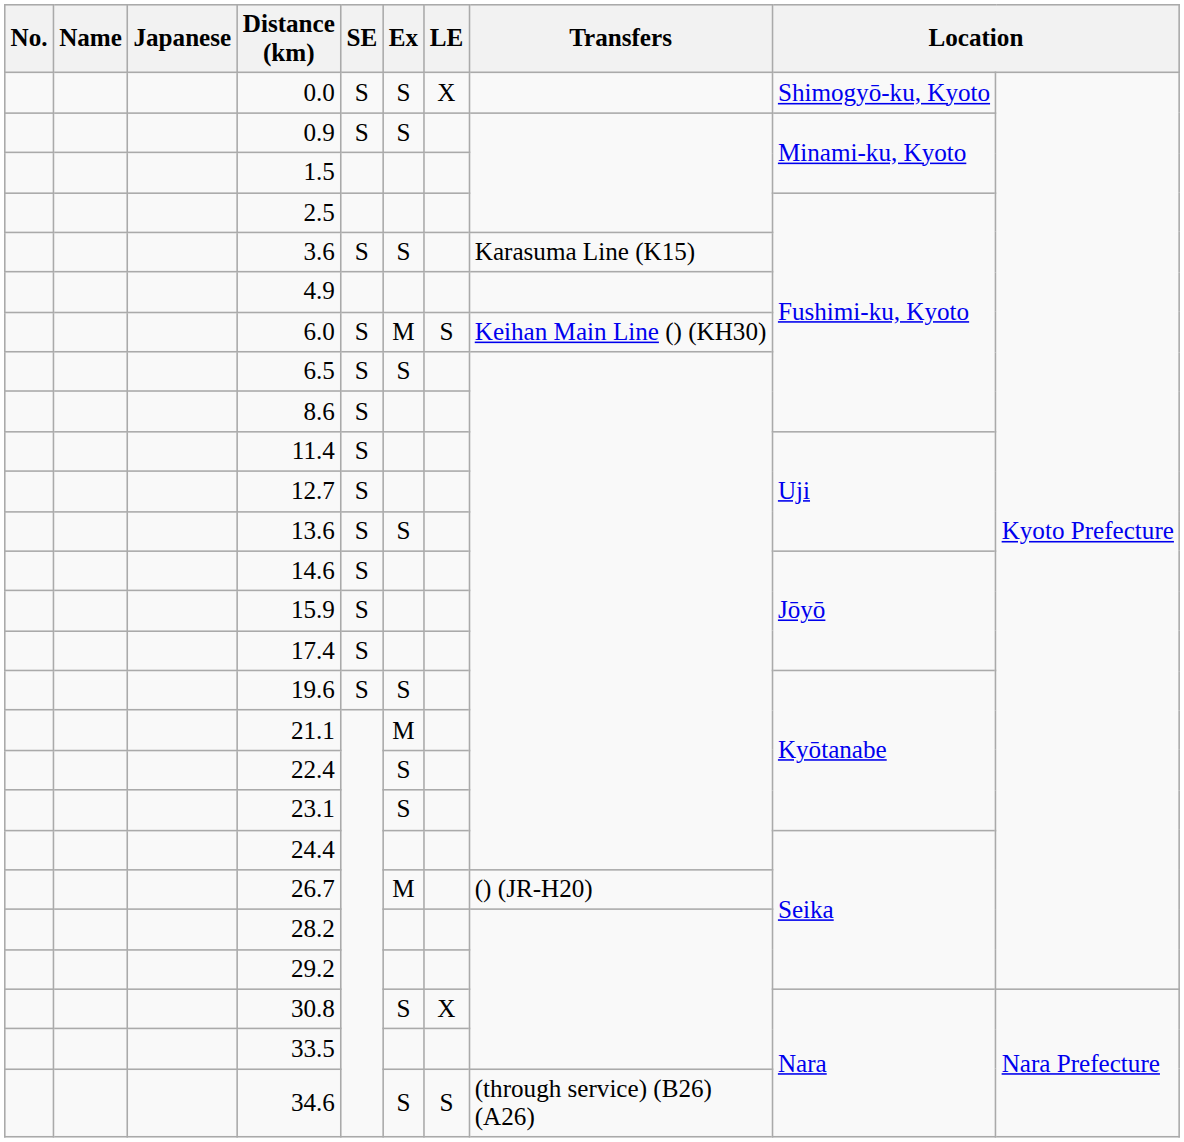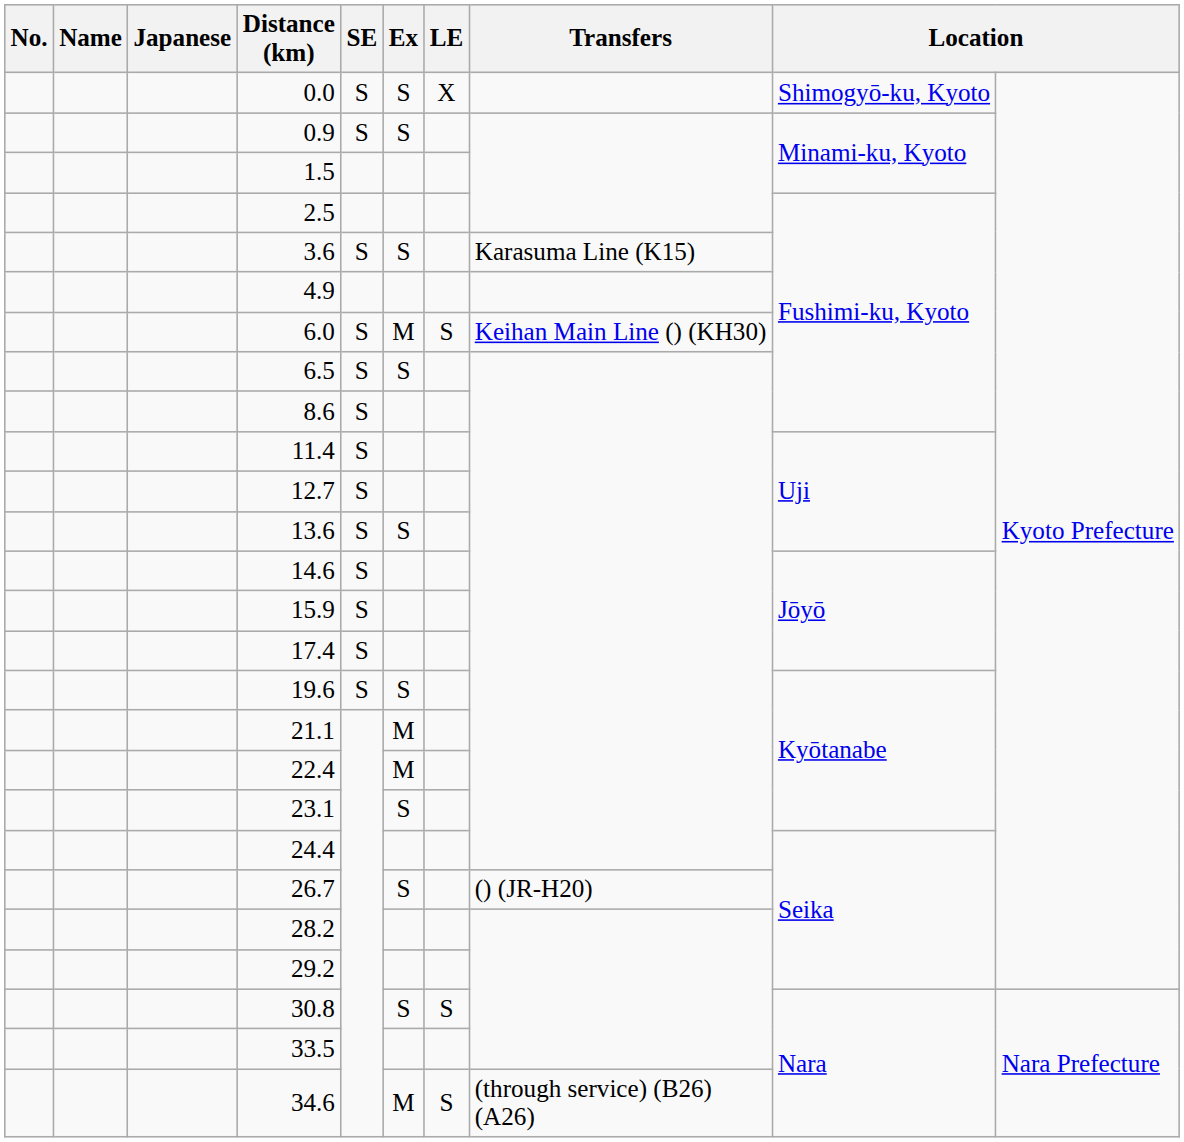(403, 769) S -> (403, 769) M
(403, 889) M -> (403, 889) S
(446, 1008) X -> (446, 1008) S
(403, 1102) S -> (403, 1102) M
